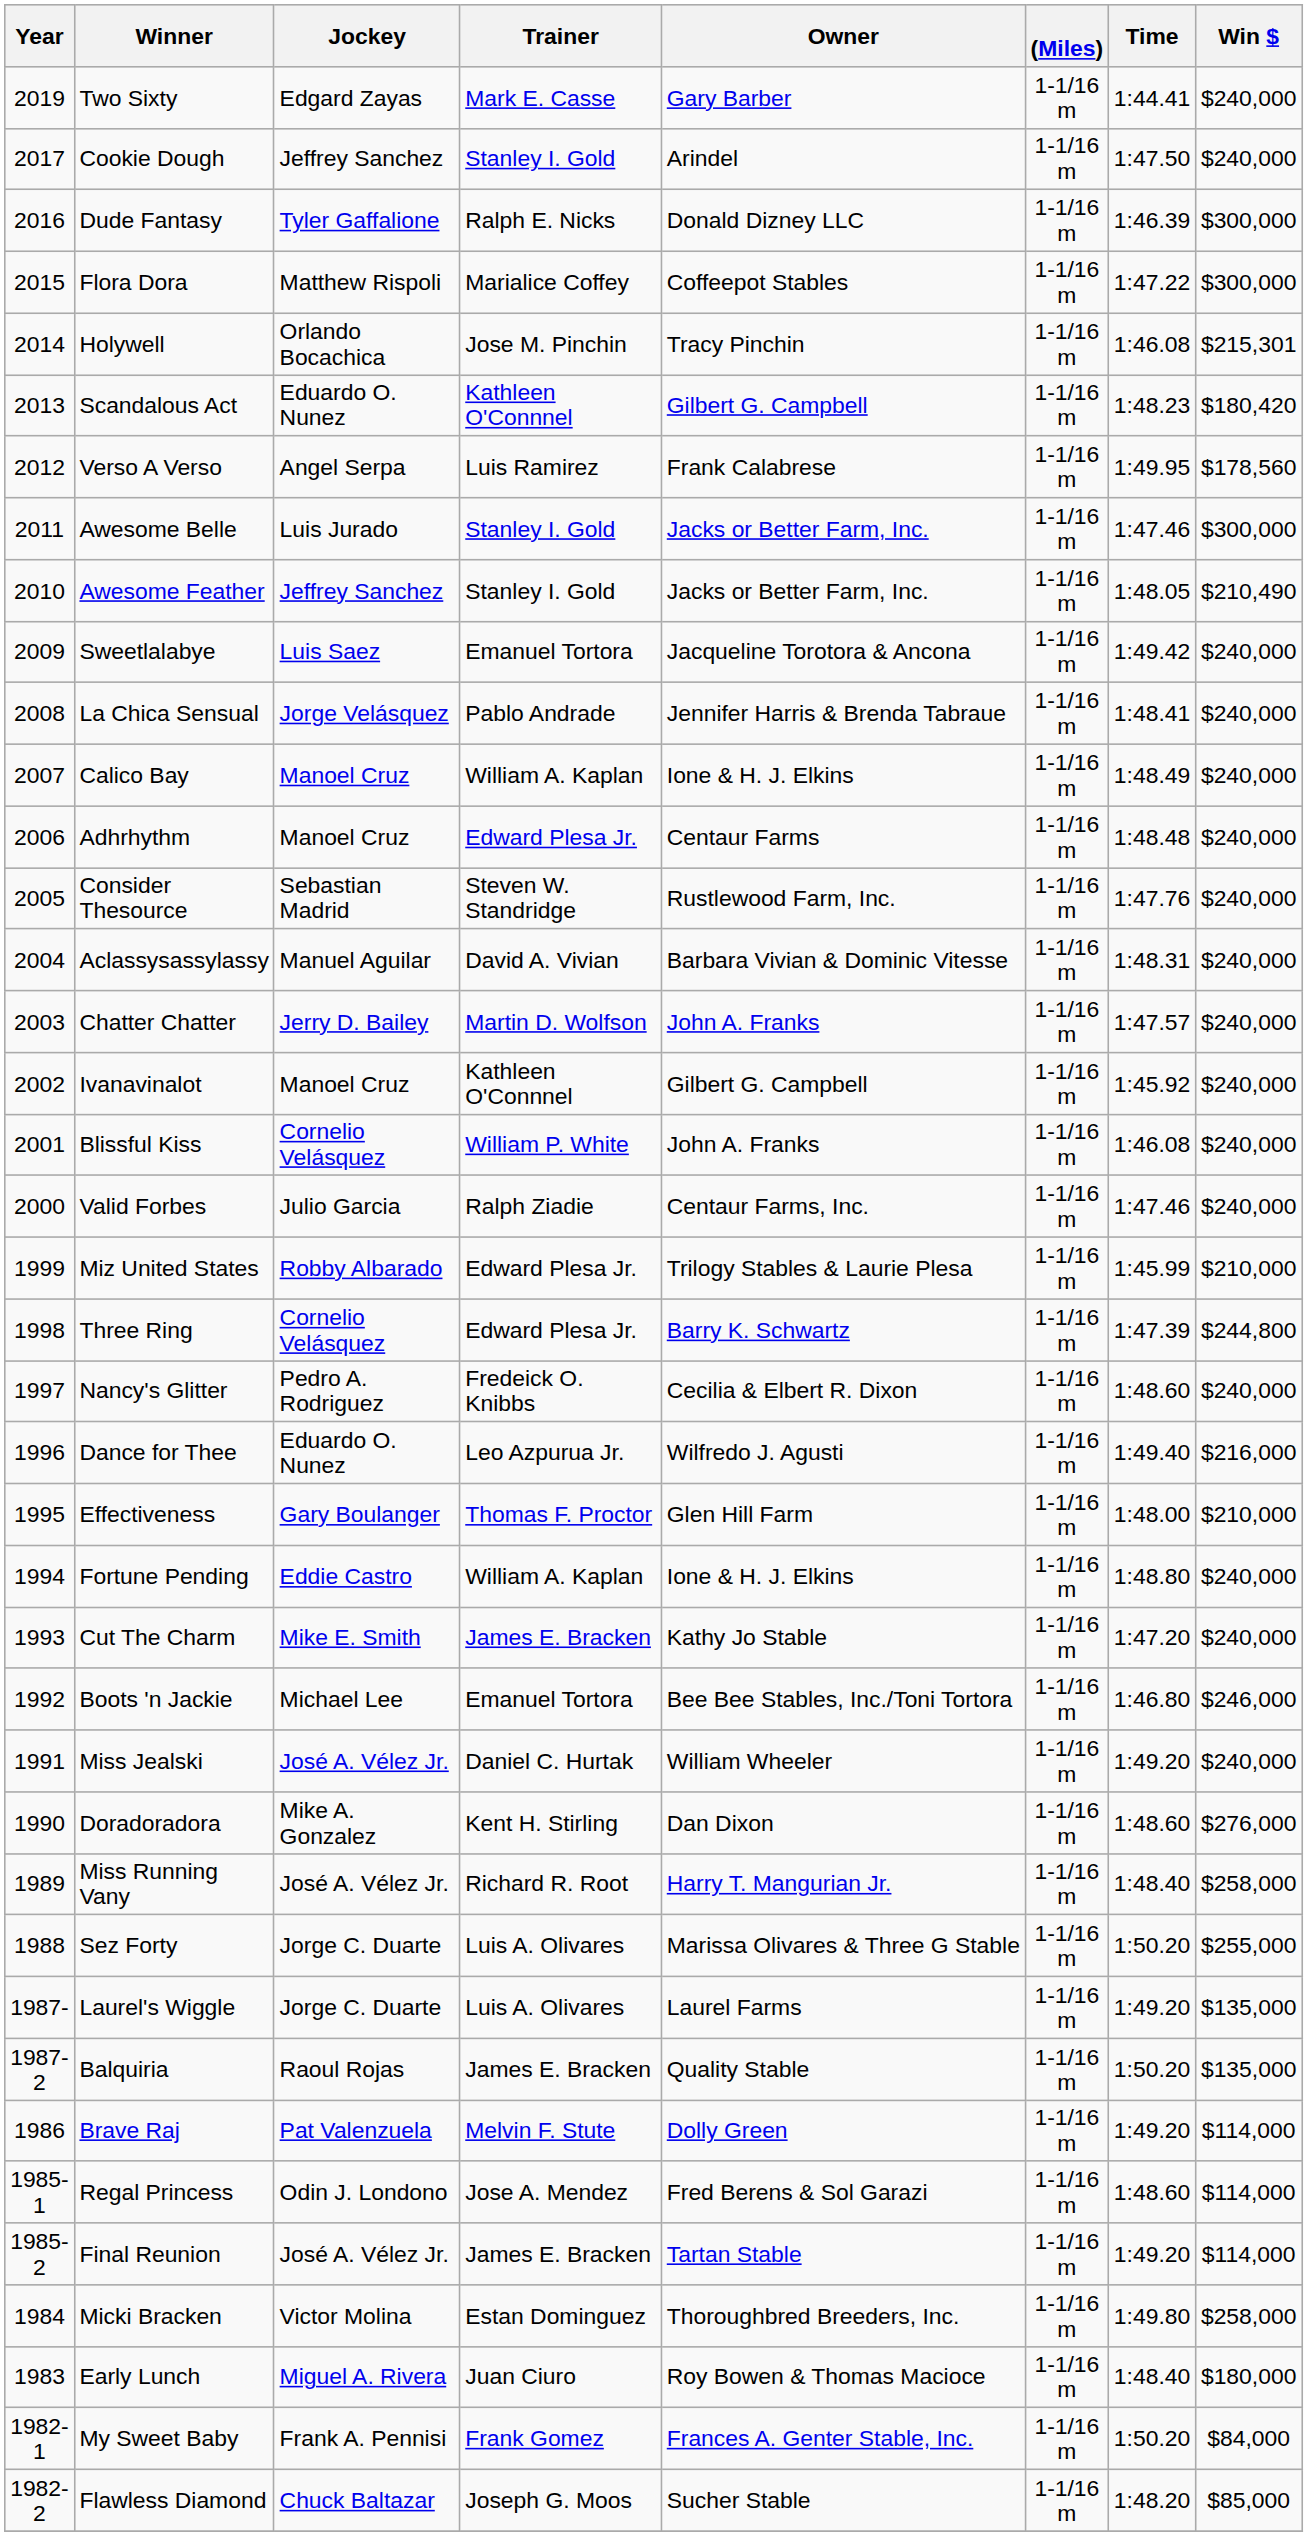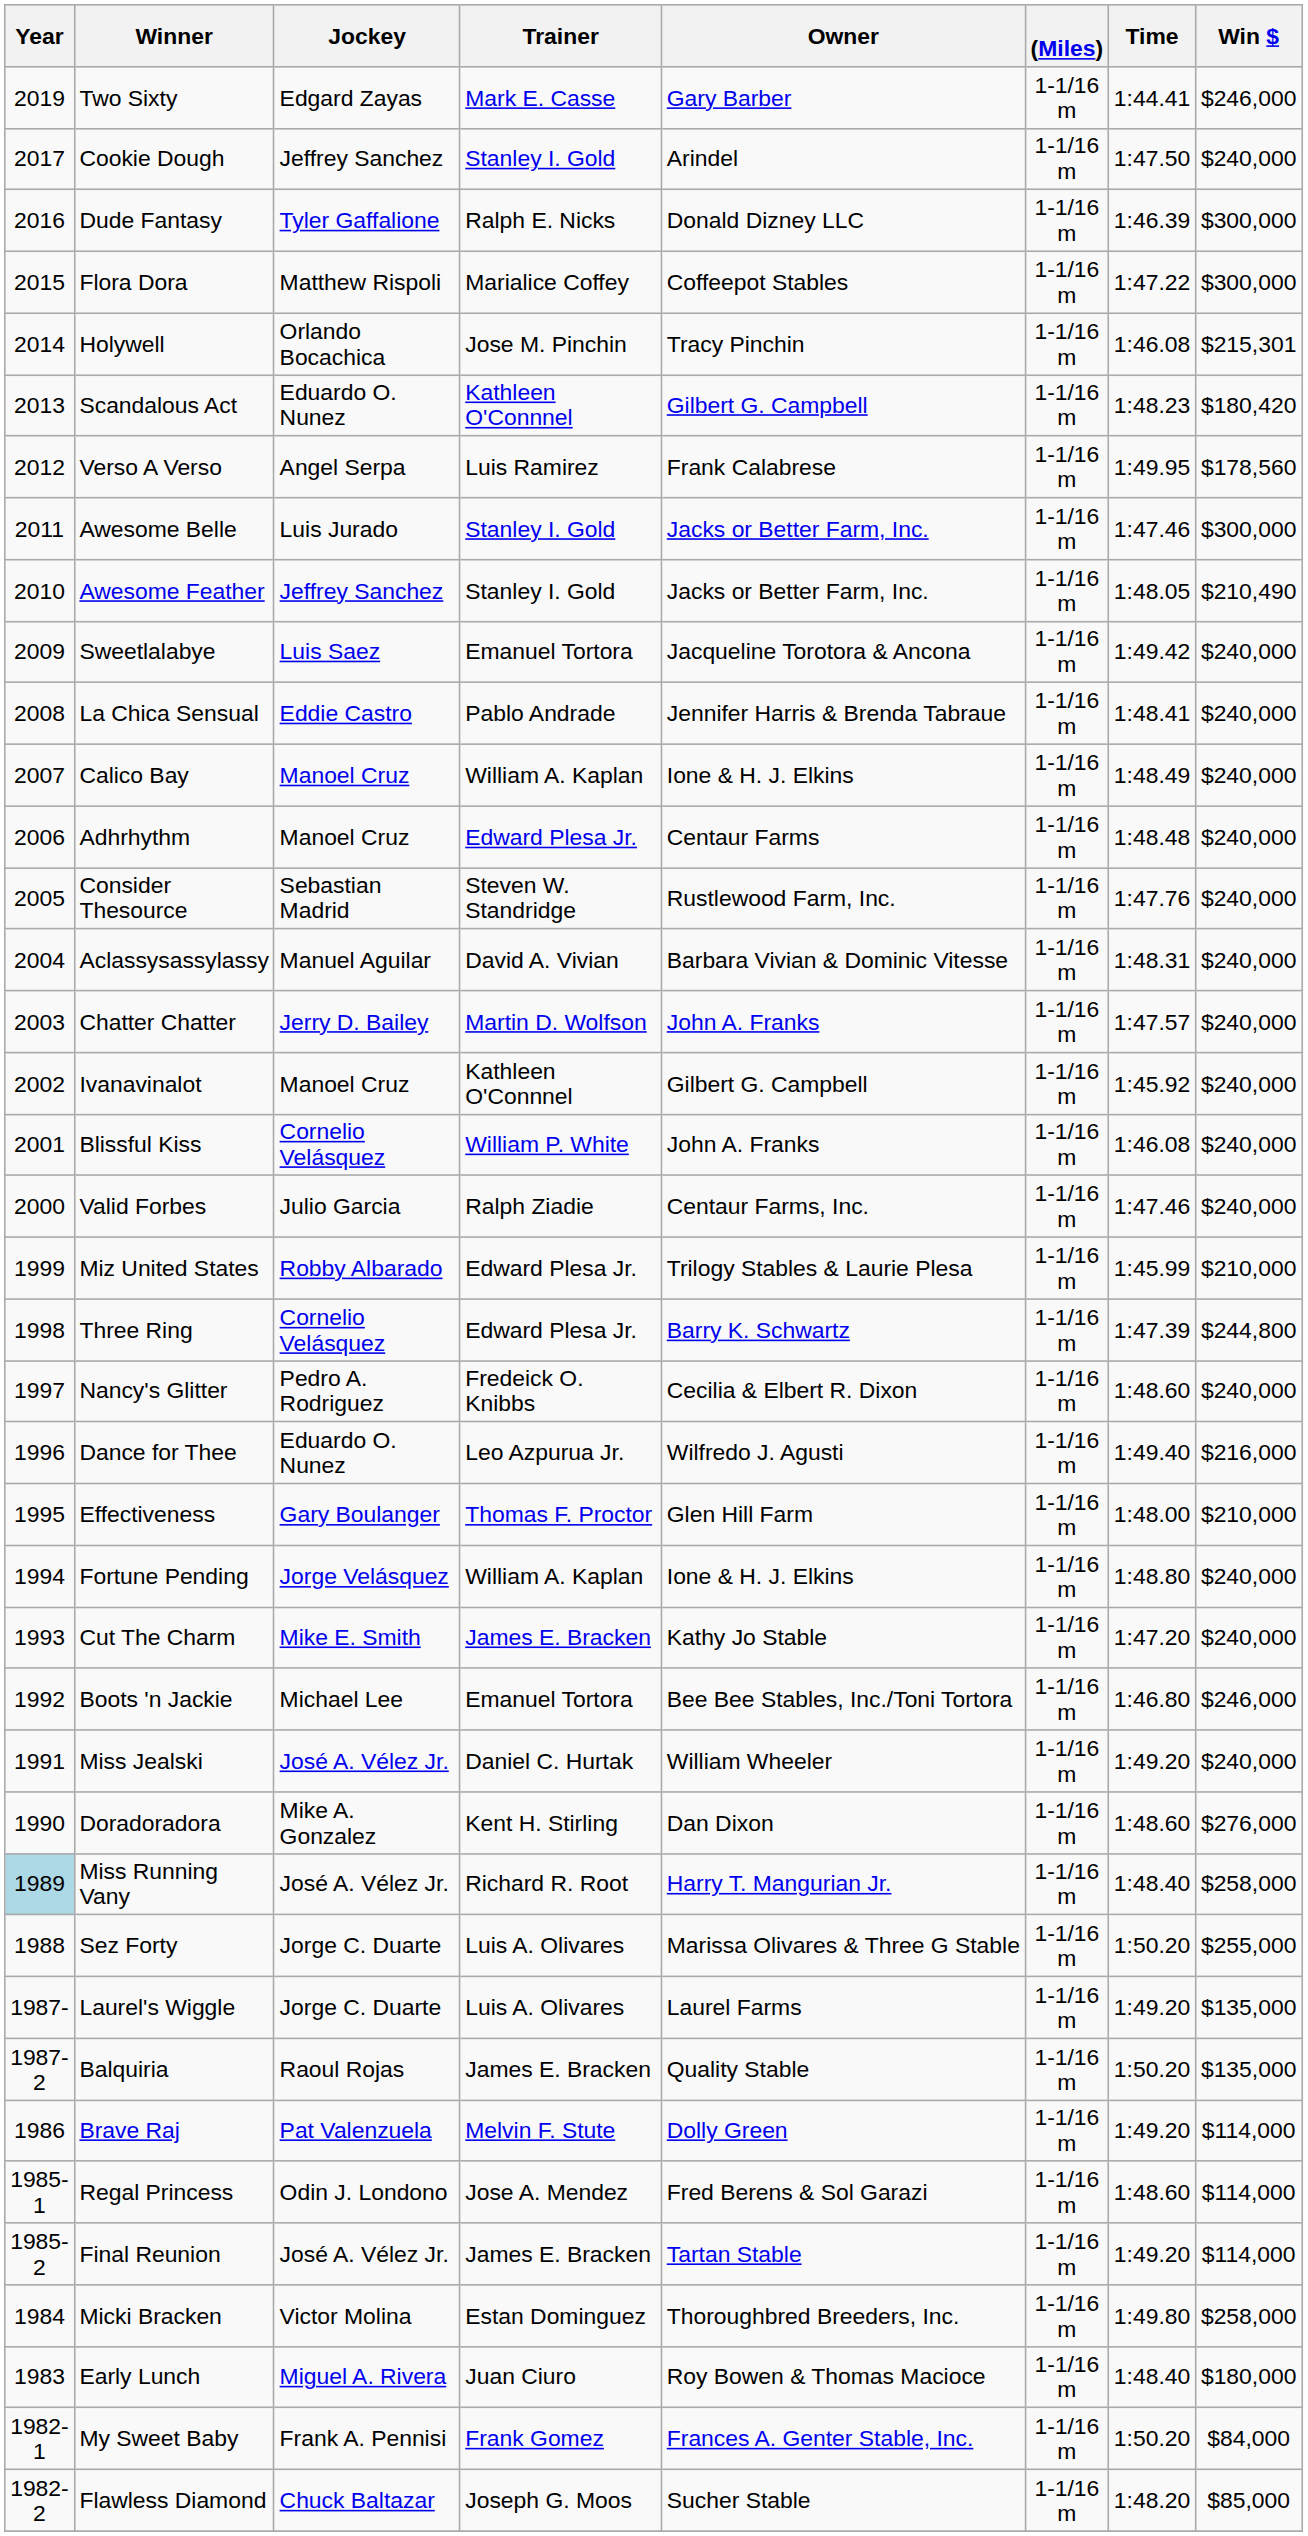(1249, 98) $240,000 -> (1249, 98) $246,000
(364, 714) Jorge Velásquez -> (346, 714) Eddie Castro
(346, 1576) Eddie Castro -> (364, 1576) Jorge Velásquez
(39, 1884) no background -> (39, 1884) lightblue background
